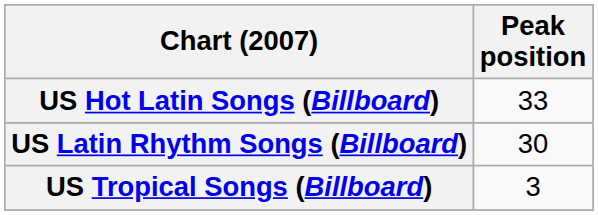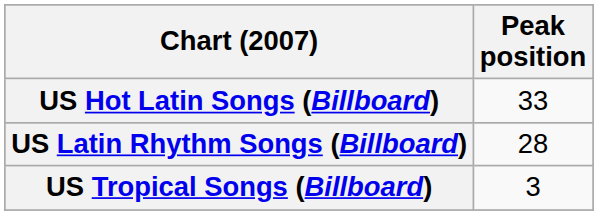(533, 143) 30 -> (533, 143) 28
